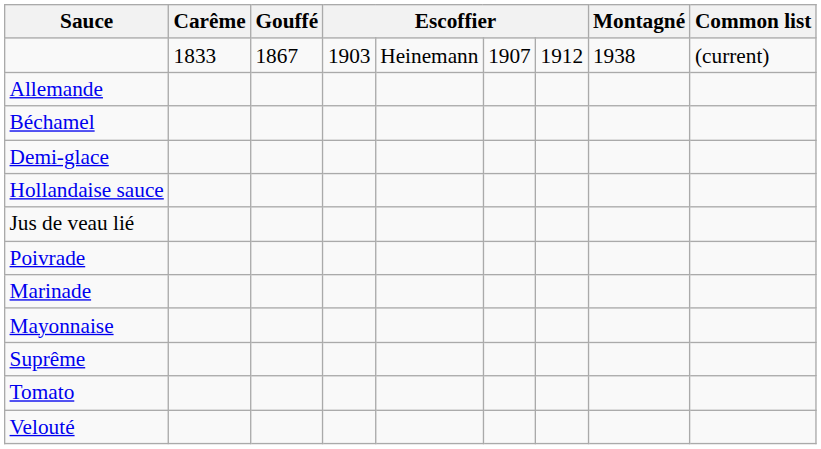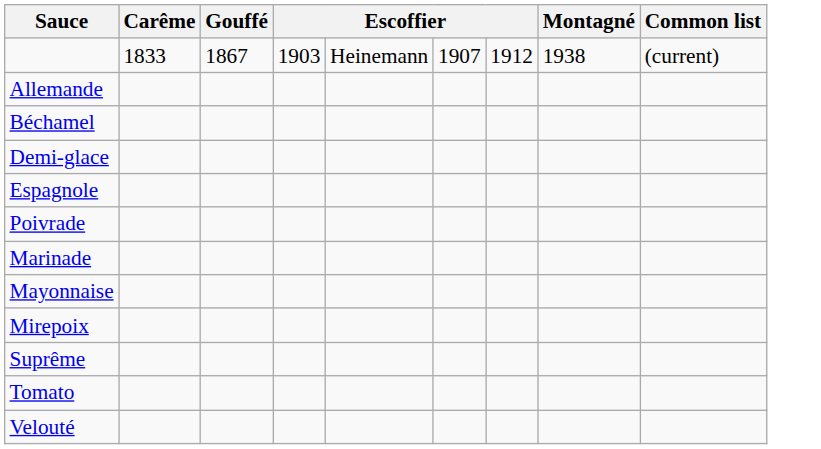+ row: (54, 190)
- row: (87, 190)
- row: (72, 223)
+ row: (49, 325)
